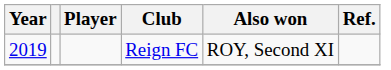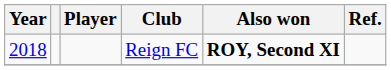(28, 49) 2019 -> (28, 49) 2018
(270, 49) normal -> (273, 49) bold
